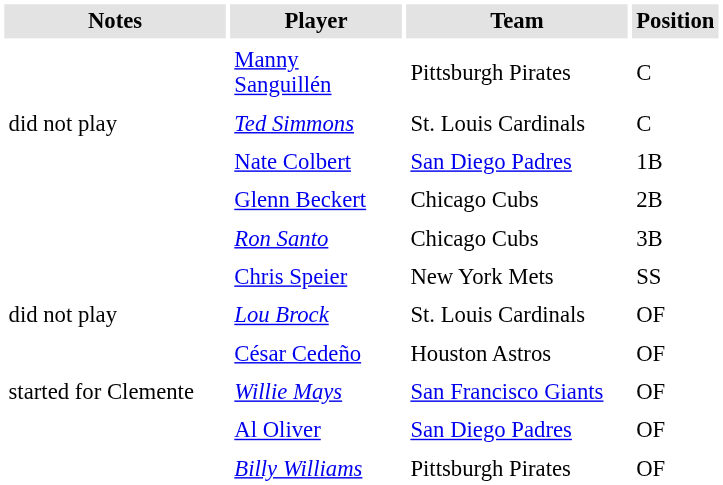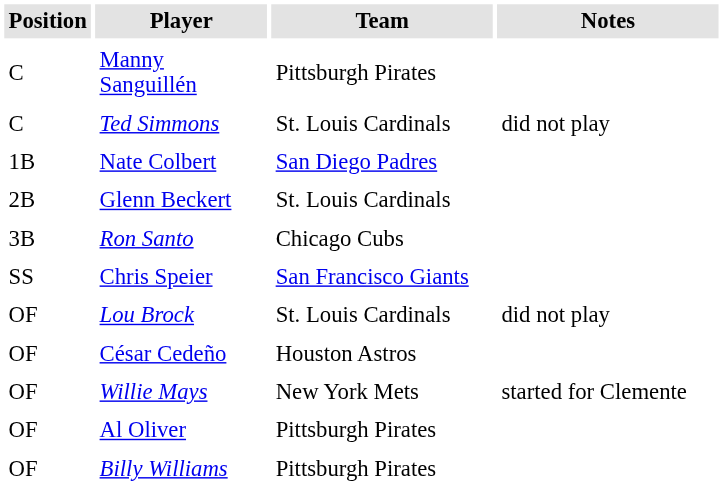columns swapped: (675, 21) <-> (115, 21)
(474, 200) Chicago Cubs -> (363, 200) St. Louis Cardinals
(482, 276) New York Mets -> (372, 276) San Francisco Giants
(507, 391) San Francisco Giants -> (347, 391) New York Mets
(491, 430) San Diego Padres -> (356, 430) Pittsburgh Pirates
